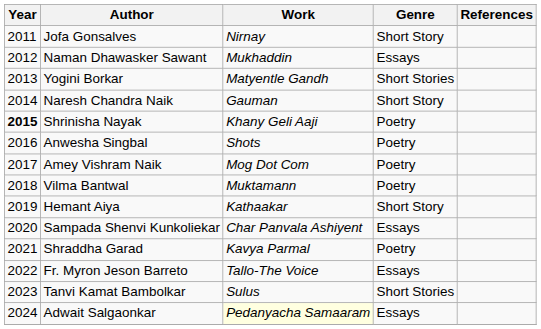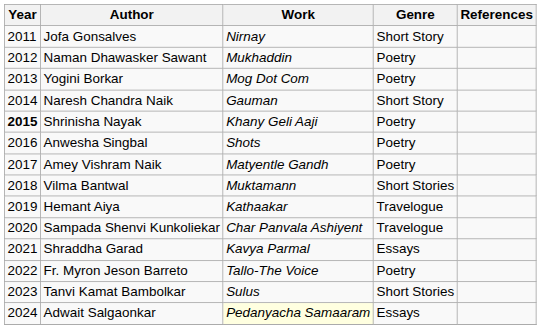(398, 57) Essays -> (396, 57) Poetry
(277, 79) Matyentle Gandh -> (268, 79) Mog Dot Com
(415, 79) Short Stories -> (396, 79) Poetry
(268, 164) Mog Dot Com -> (277, 164) Matyentle Gandh
(396, 185) Poetry -> (415, 185) Short Stories
(410, 206) Short Story -> (410, 206) Travelogue
(398, 228) Essays -> (410, 228) Travelogue
(396, 249) Poetry -> (398, 249) Essays
(398, 270) Essays -> (396, 270) Poetry
